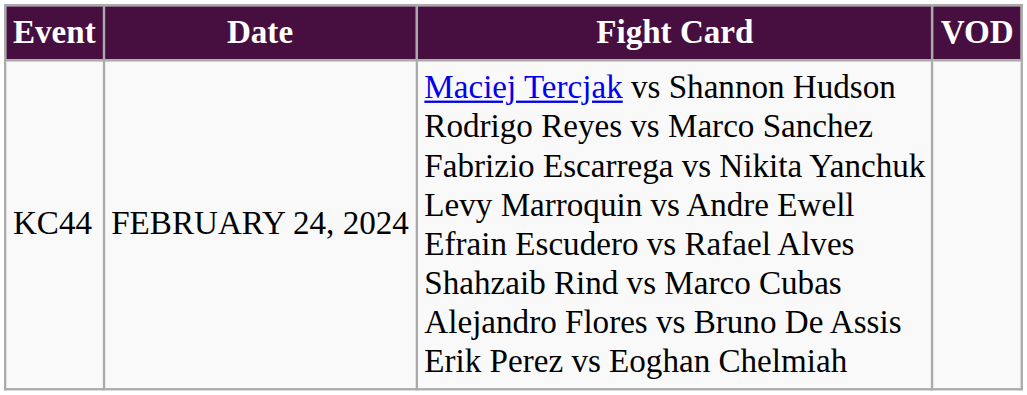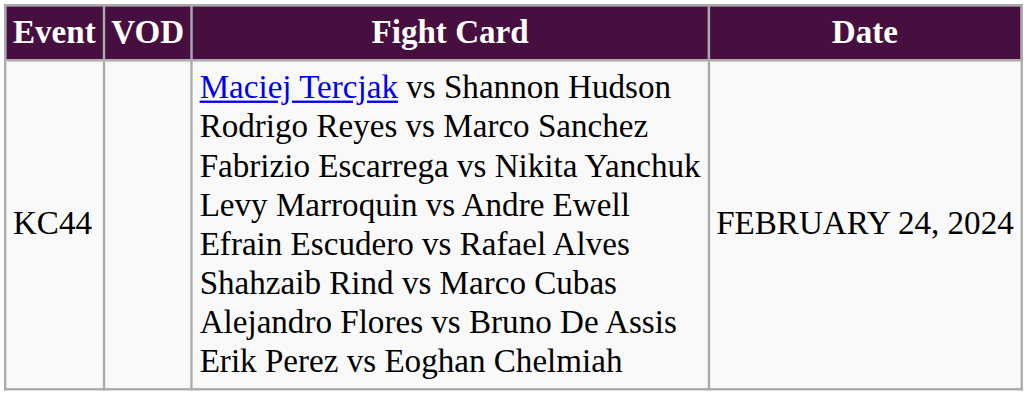columns swapped: (260, 32) <-> (977, 32)
